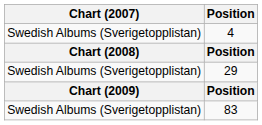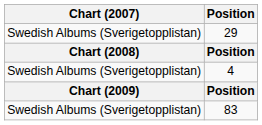rows swapped: (231, 33) <-> (231, 71)
